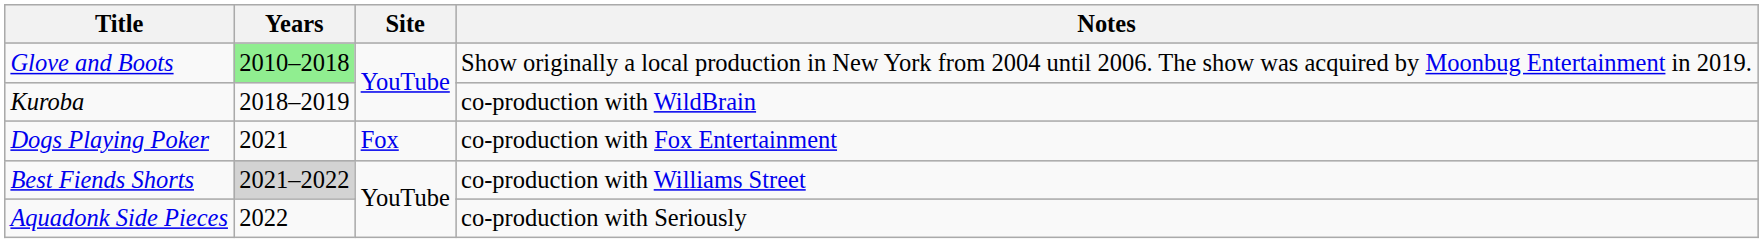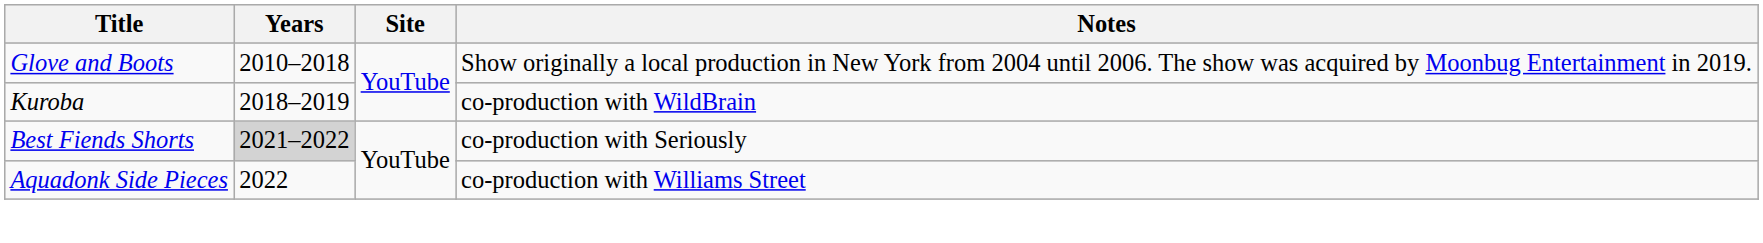(294, 62) lightgreen background -> (294, 62) no background
- row: (110, 140)
(633, 179) co-production with Williams Street -> (604, 140) co-production with Seriously
(604, 218) co-production with Seriously -> (633, 179) co-production with Williams Street
